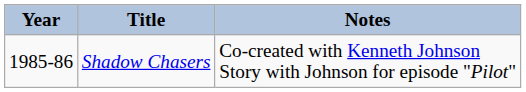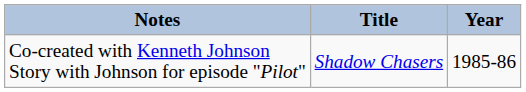columns swapped: (41, 19) <-> (368, 19)
